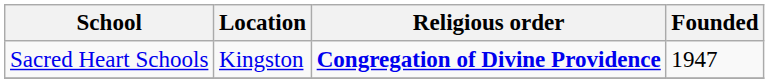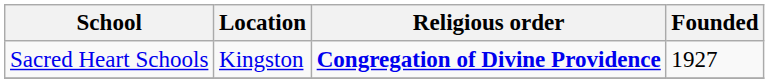(694, 59) 1947 -> (694, 59) 1927
